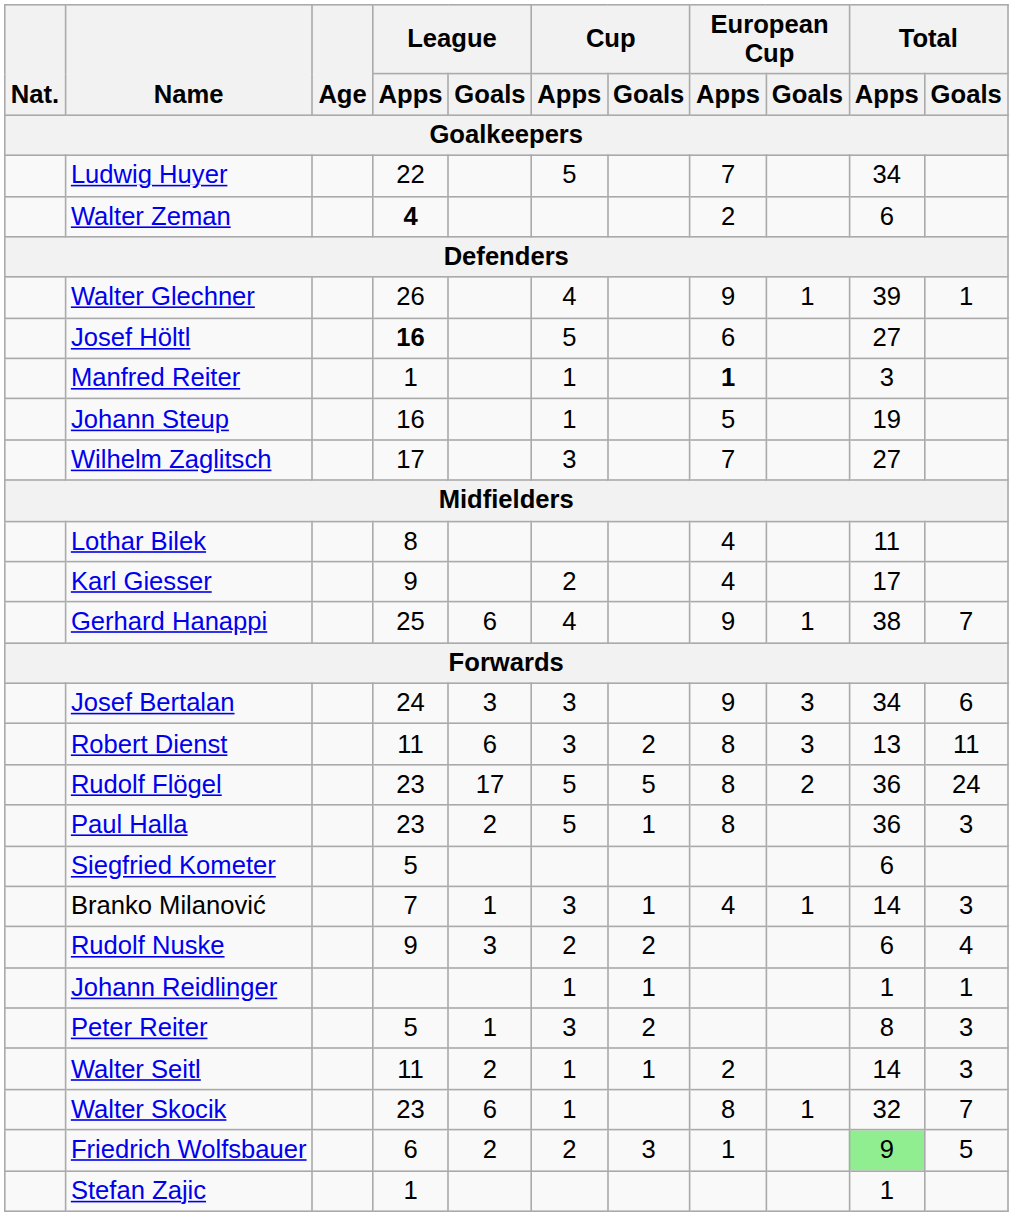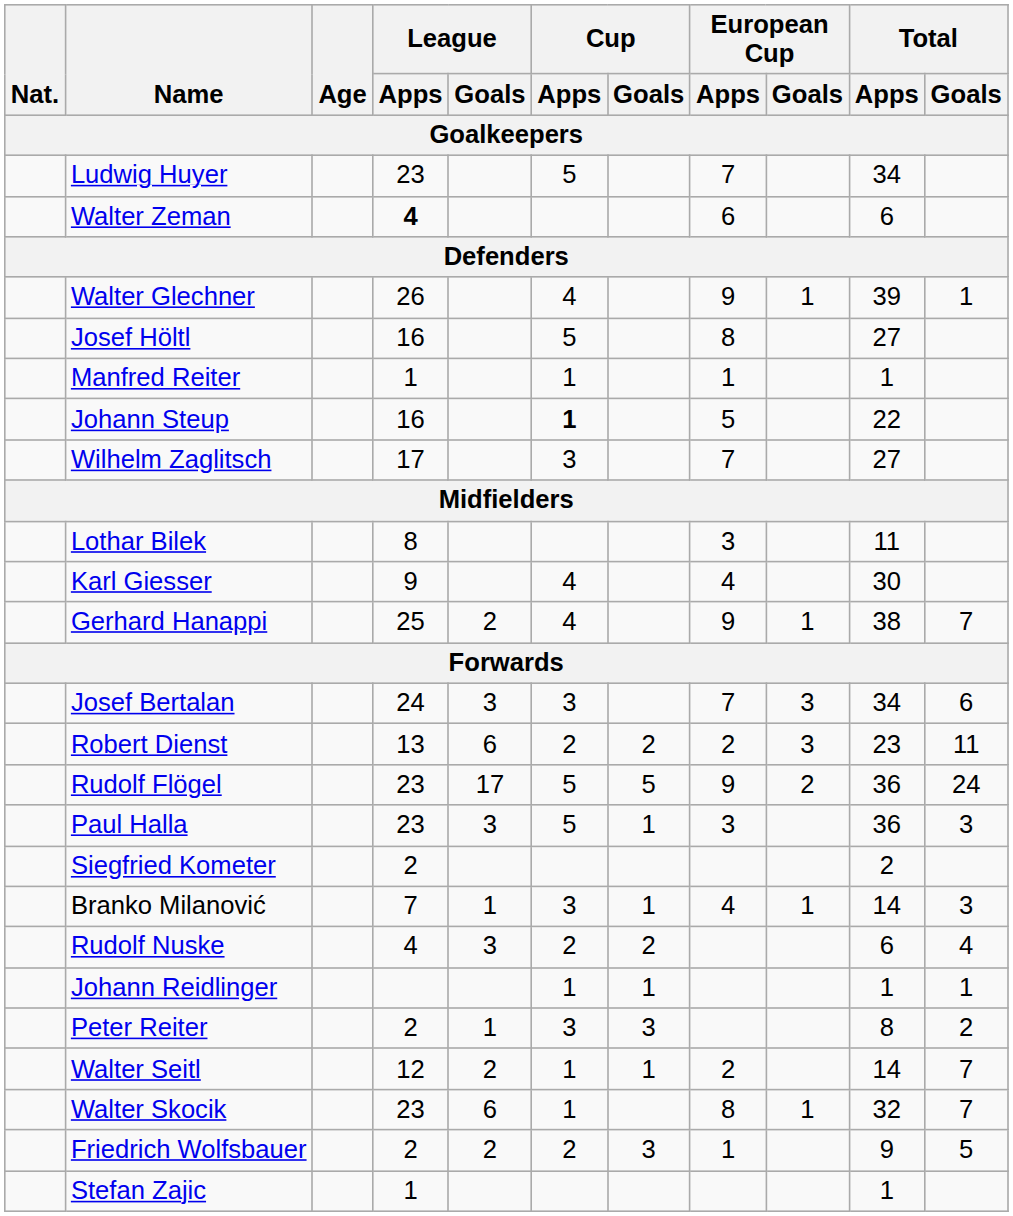(411, 175) 22 -> (411, 175) 23
(728, 216) 2 -> (728, 216) 6
(411, 337) bold -> (411, 337) normal
(728, 337) 6 -> (728, 337) 8
(728, 378) bold -> (728, 378) normal
(887, 378) 3 -> (887, 378) 1
(569, 418) normal -> (569, 418) bold
(887, 418) 19 -> (887, 418) 22
(728, 540) 4 -> (728, 540) 3
(569, 581) 2 -> (569, 581) 4
(887, 581) 17 -> (887, 581) 30
(490, 622) 6 -> (490, 622) 2
(728, 703) 9 -> (728, 703) 7
(411, 743) 11 -> (411, 743) 13
(569, 743) 3 -> (569, 743) 2
(728, 743) 8 -> (728, 743) 2
(887, 743) 13 -> (887, 743) 23
(728, 784) 8 -> (728, 784) 9
(490, 825) 2 -> (490, 825) 3
(728, 825) 8 -> (728, 825) 3
(411, 865) 5 -> (411, 865) 2
(887, 865) 6 -> (887, 865) 2
(411, 946) 9 -> (411, 946) 4
(411, 1028) 5 -> (411, 1028) 2
(649, 1028) 2 -> (649, 1028) 3
(966, 1028) 3 -> (966, 1028) 2
(411, 1068) 11 -> (411, 1068) 12
(966, 1068) 3 -> (966, 1068) 7
(411, 1149) 6 -> (411, 1149) 2
(887, 1149) lightgreen background -> (887, 1149) no background
